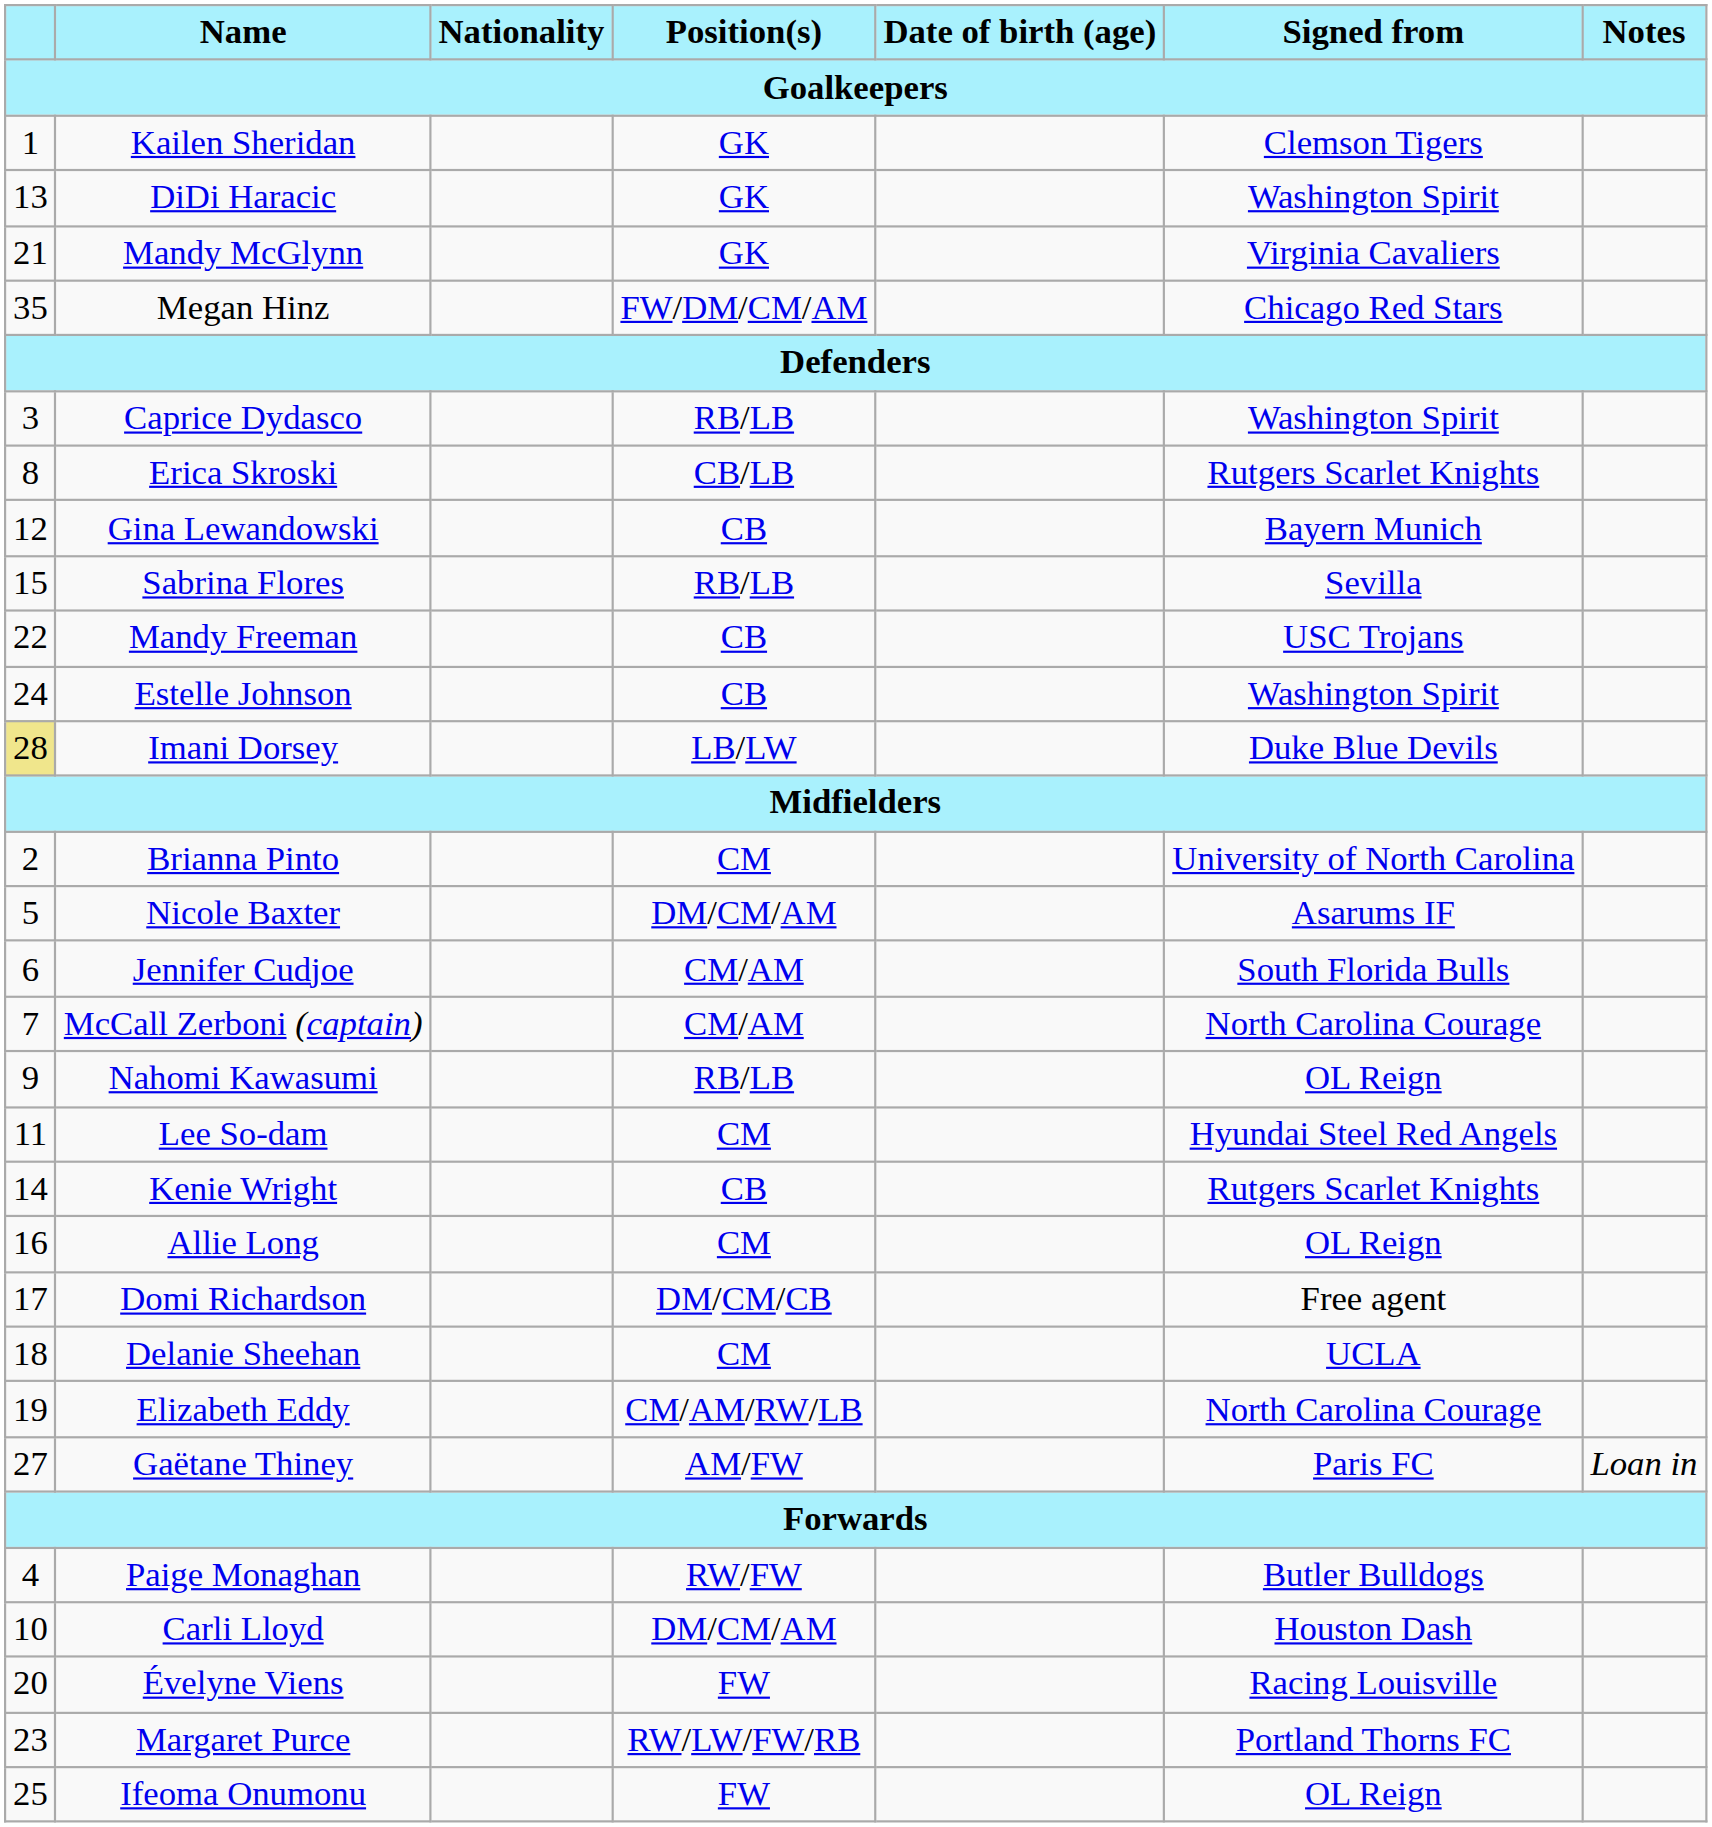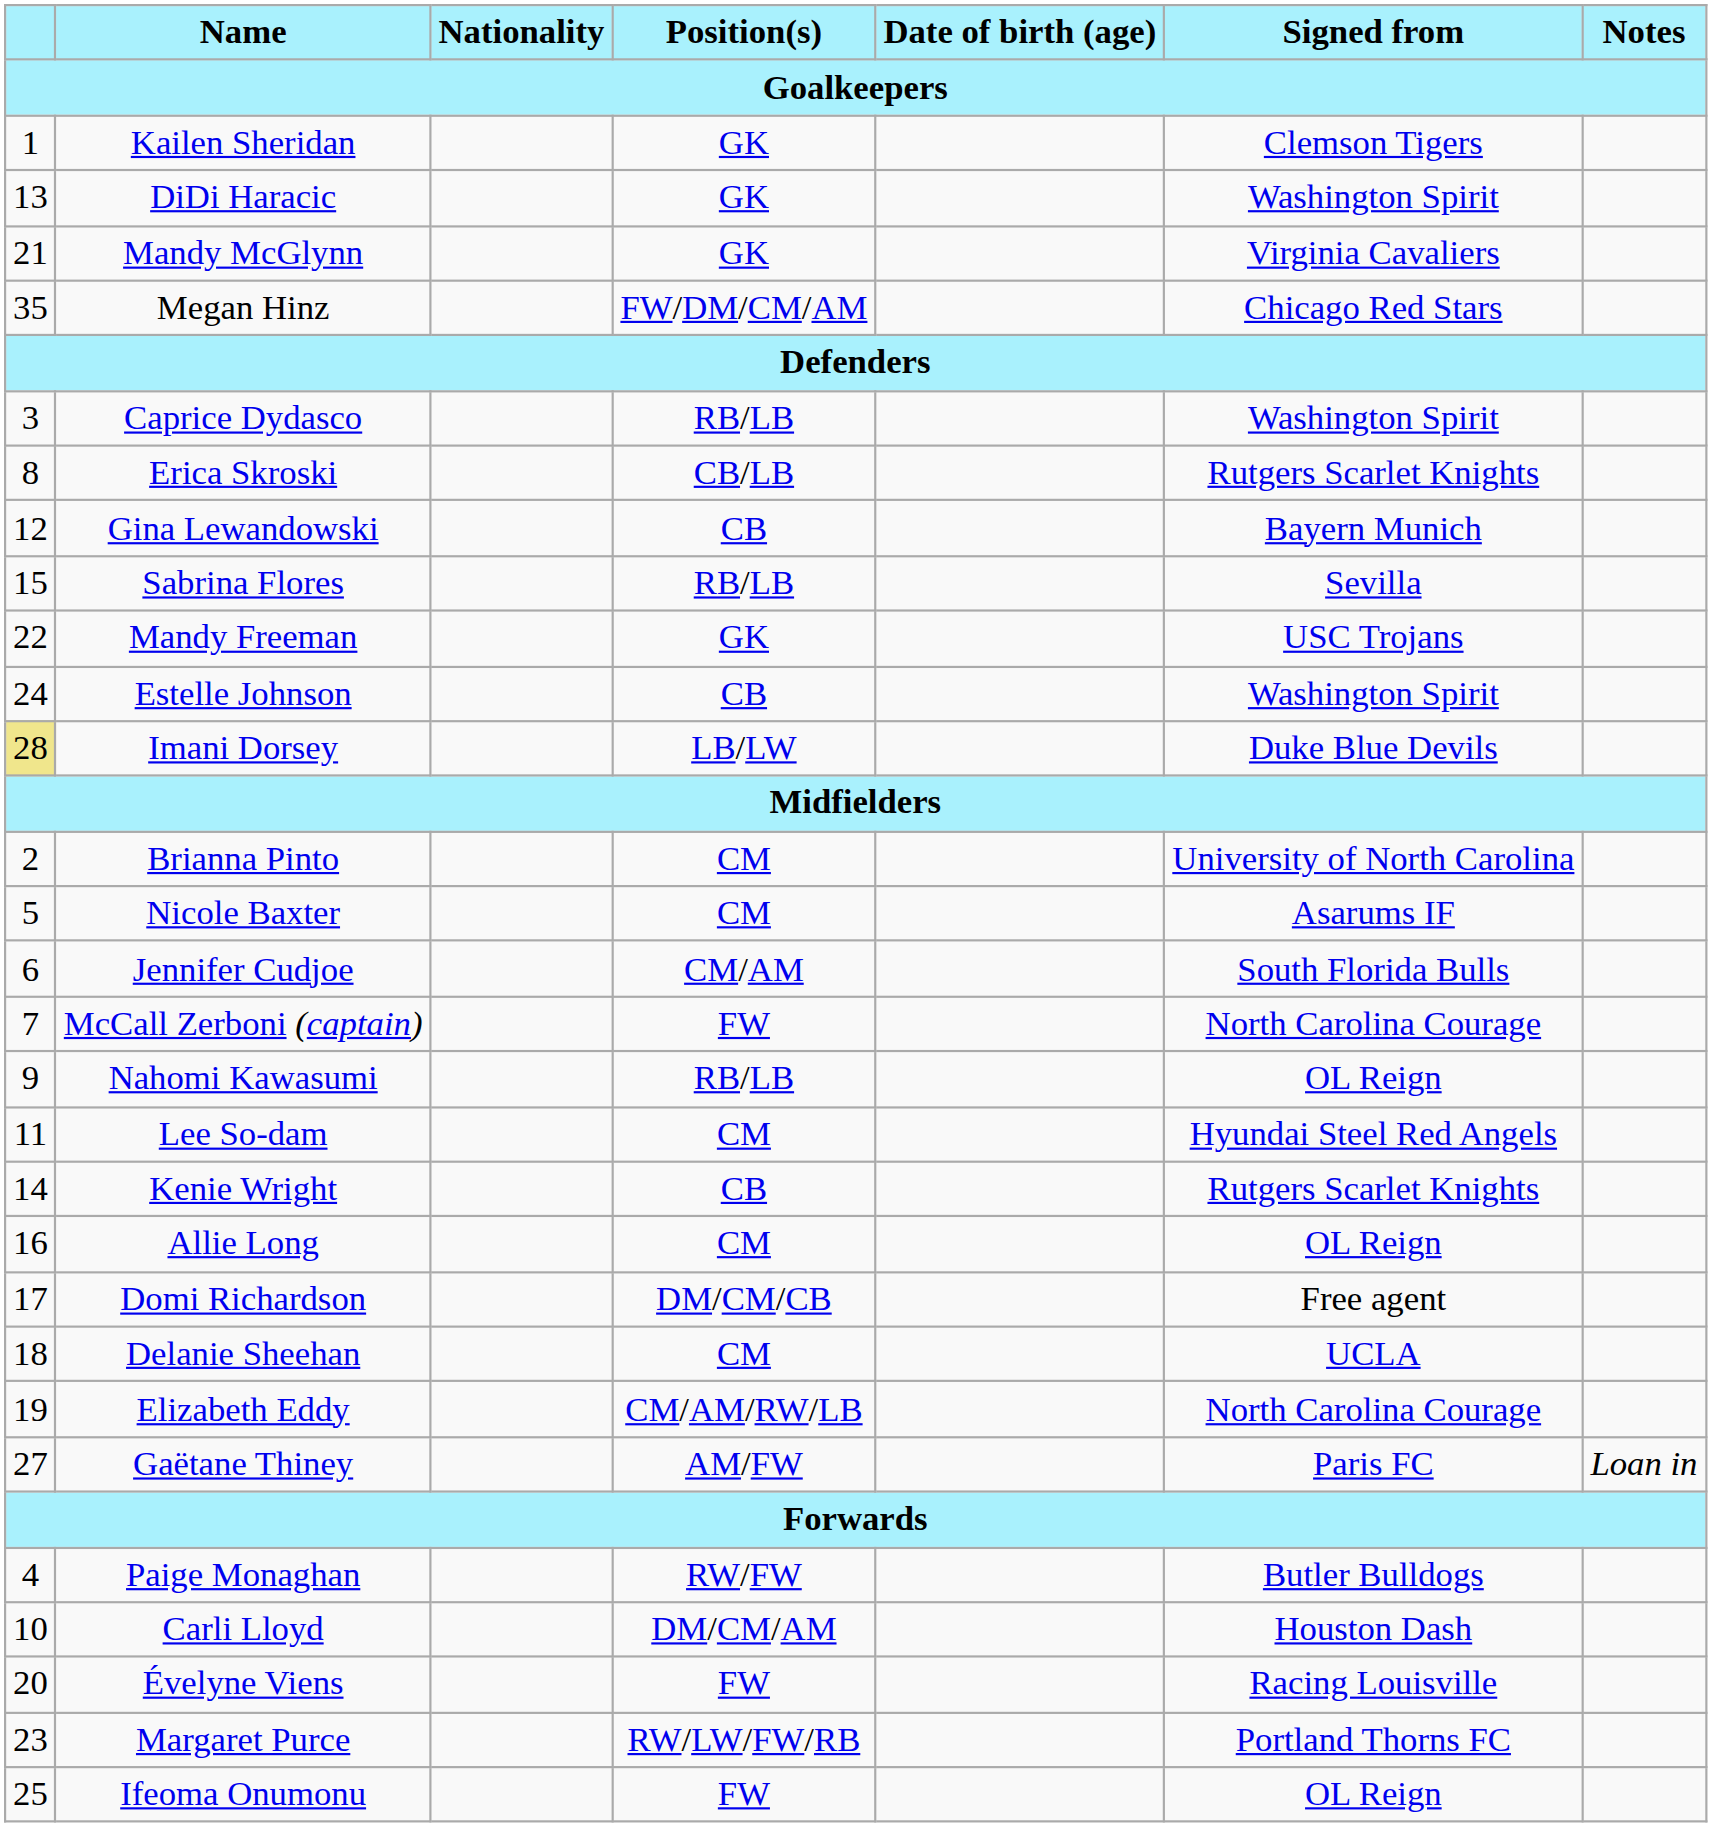(744, 637) CB -> (744, 637) GK
(744, 913) DM/CM/AM -> (744, 913) CM
(744, 1023) CM/AM -> (744, 1023) FW
